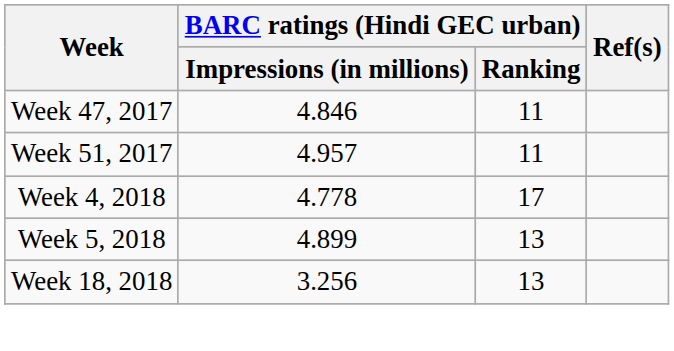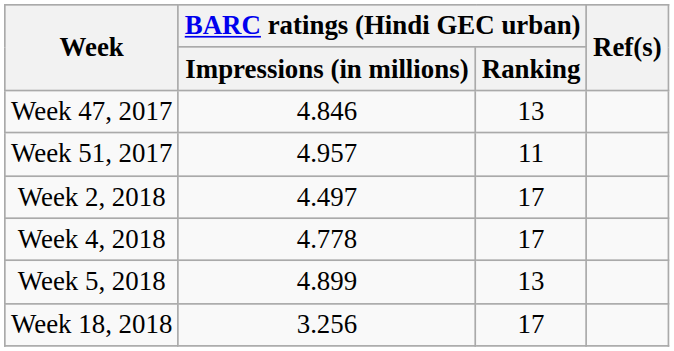(531, 111) 11 -> (531, 111) 13
+ row: (92, 196)
(531, 281) 13 -> (531, 324) 17
